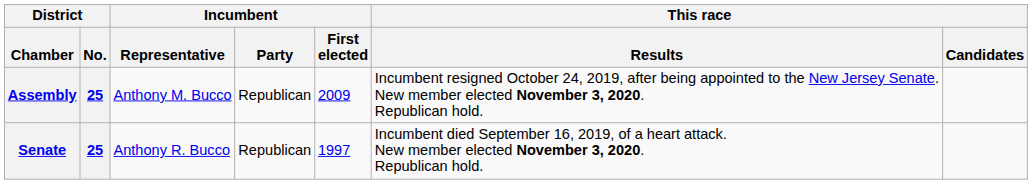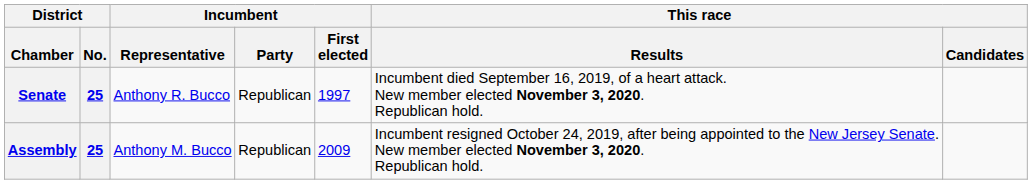rows swapped: (42, 150) <-> (42, 94)
